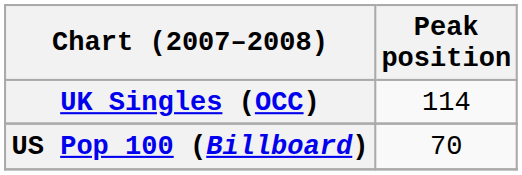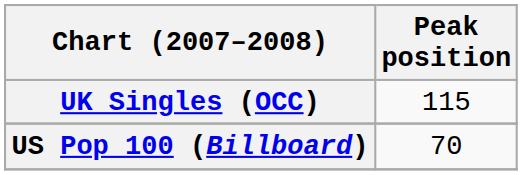(446, 102) 114 -> (446, 102) 115
